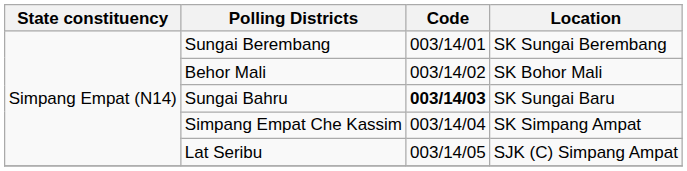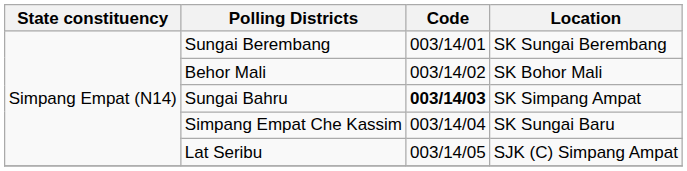(554, 98) SK Sungai Baru -> (567, 98) SK Simpang Ampat
(567, 125) SK Simpang Ampat -> (554, 125) SK Sungai Baru
